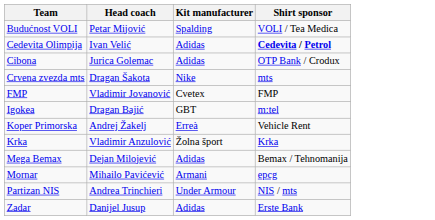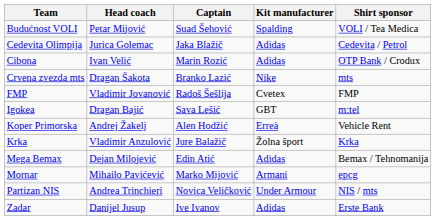+ column: (214, 12)
(110, 45) Ivan Velić -> (121, 45) Jurica Golemac
(294, 45) bold -> (373, 45) normal
(121, 61) Jurica Golemac -> (110, 61) Ivan Velić
